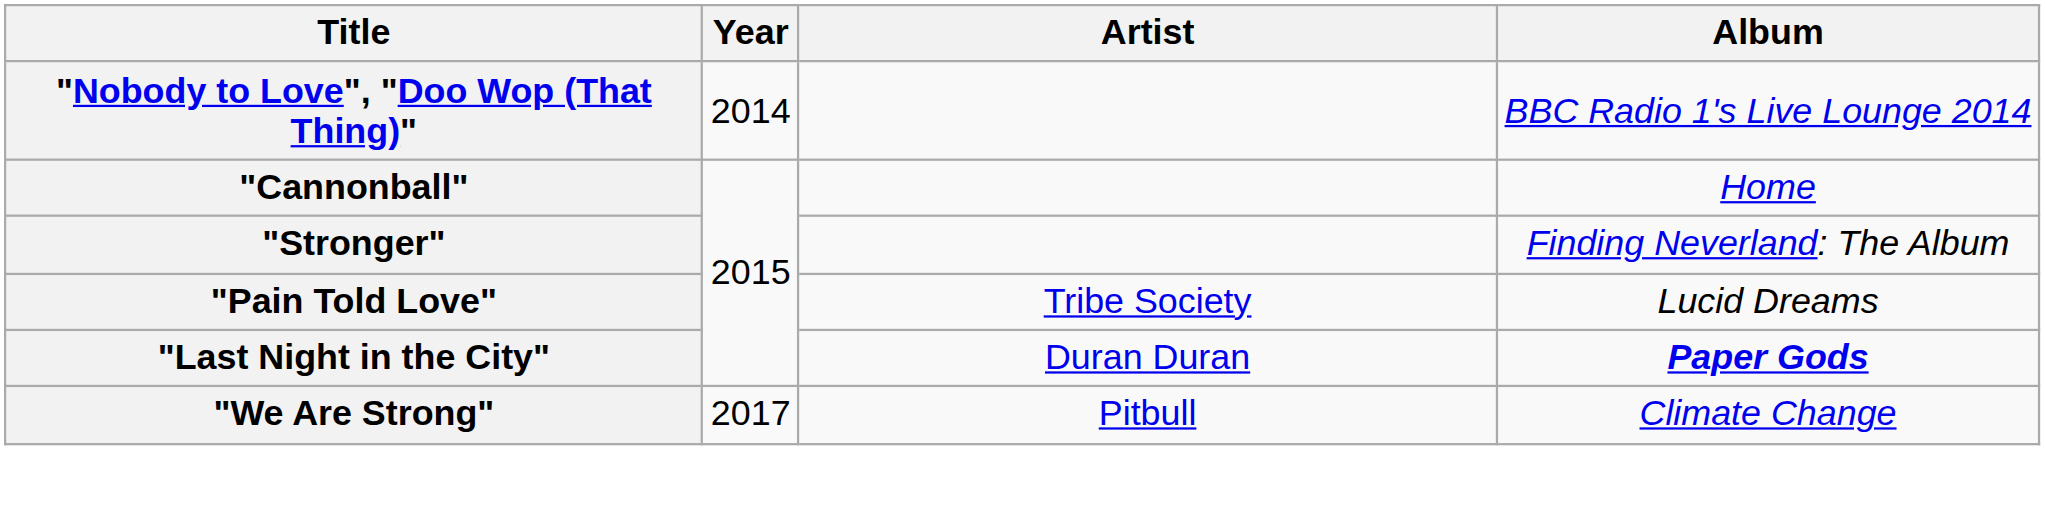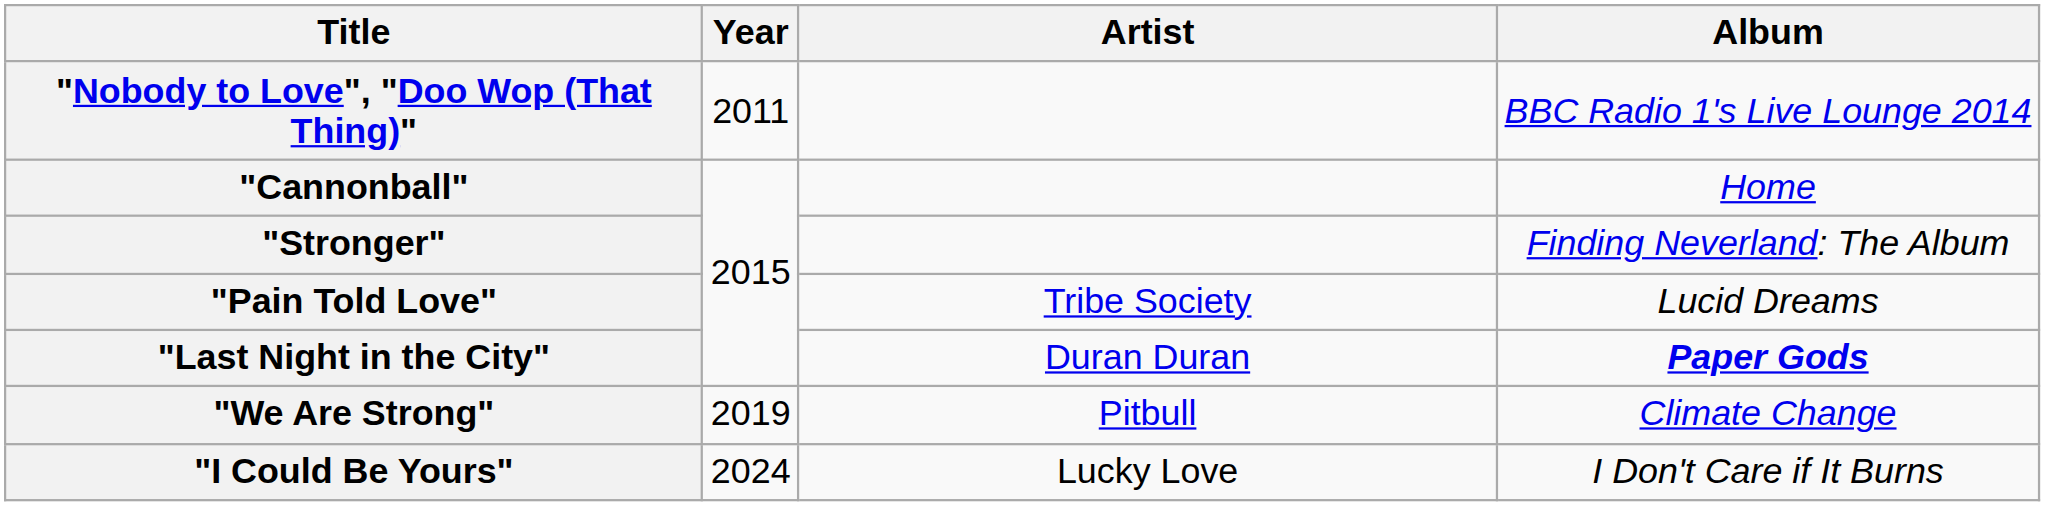(751, 109) 2014 -> (751, 109) 2011
(751, 414) 2017 -> (751, 414) 2019
+ row: (354, 471)
